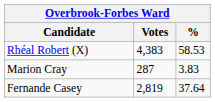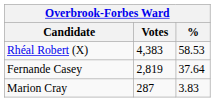rows swapped: (45, 87) <-> (37, 69)
